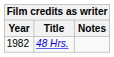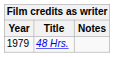(18, 44) 1982 -> (18, 44) 1979
